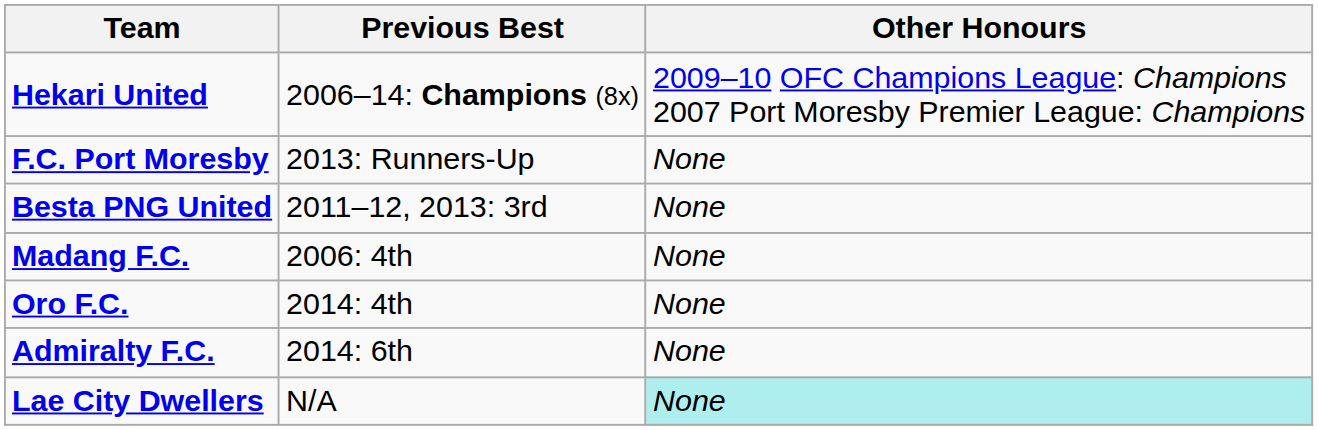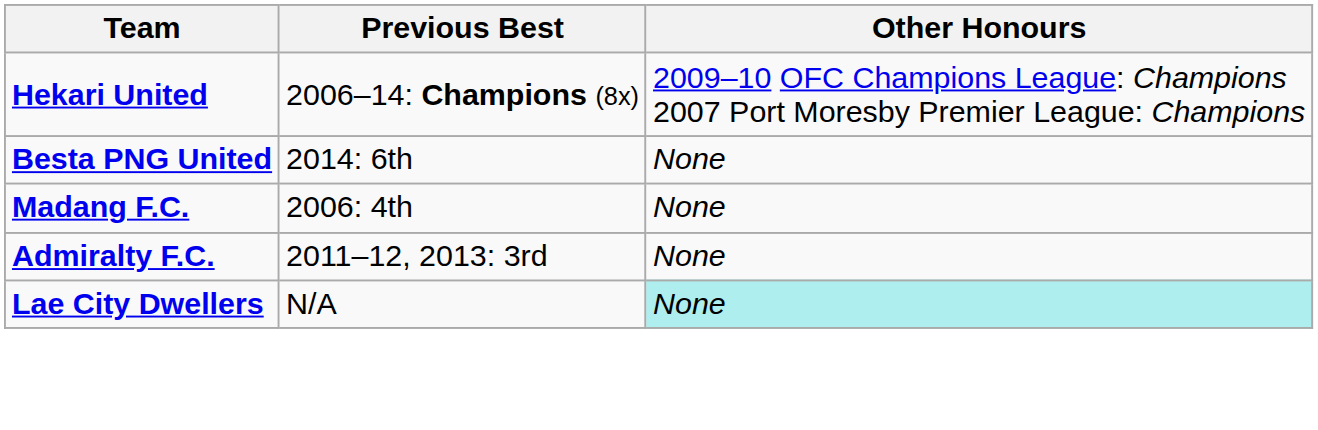- row: (140, 159)
(417, 207) 2011–12, 2013: 3rd -> (350, 159) 2014: 6th
- row: (70, 303)
(350, 352) 2014: 6th -> (417, 255) 2011–12, 2013: 3rd
